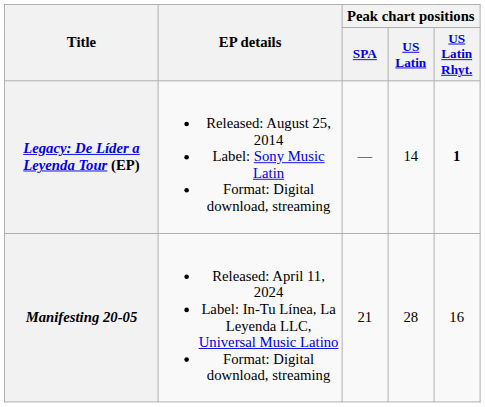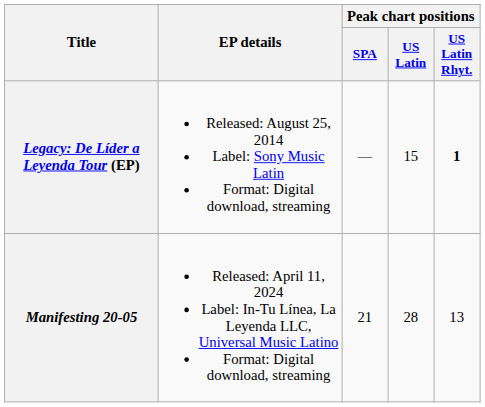(411, 157) 14 -> (411, 157) 15
(457, 317) 16 -> (457, 317) 13
